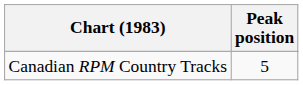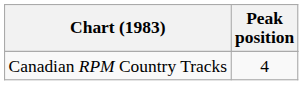(265, 65) 5 -> (265, 65) 4
